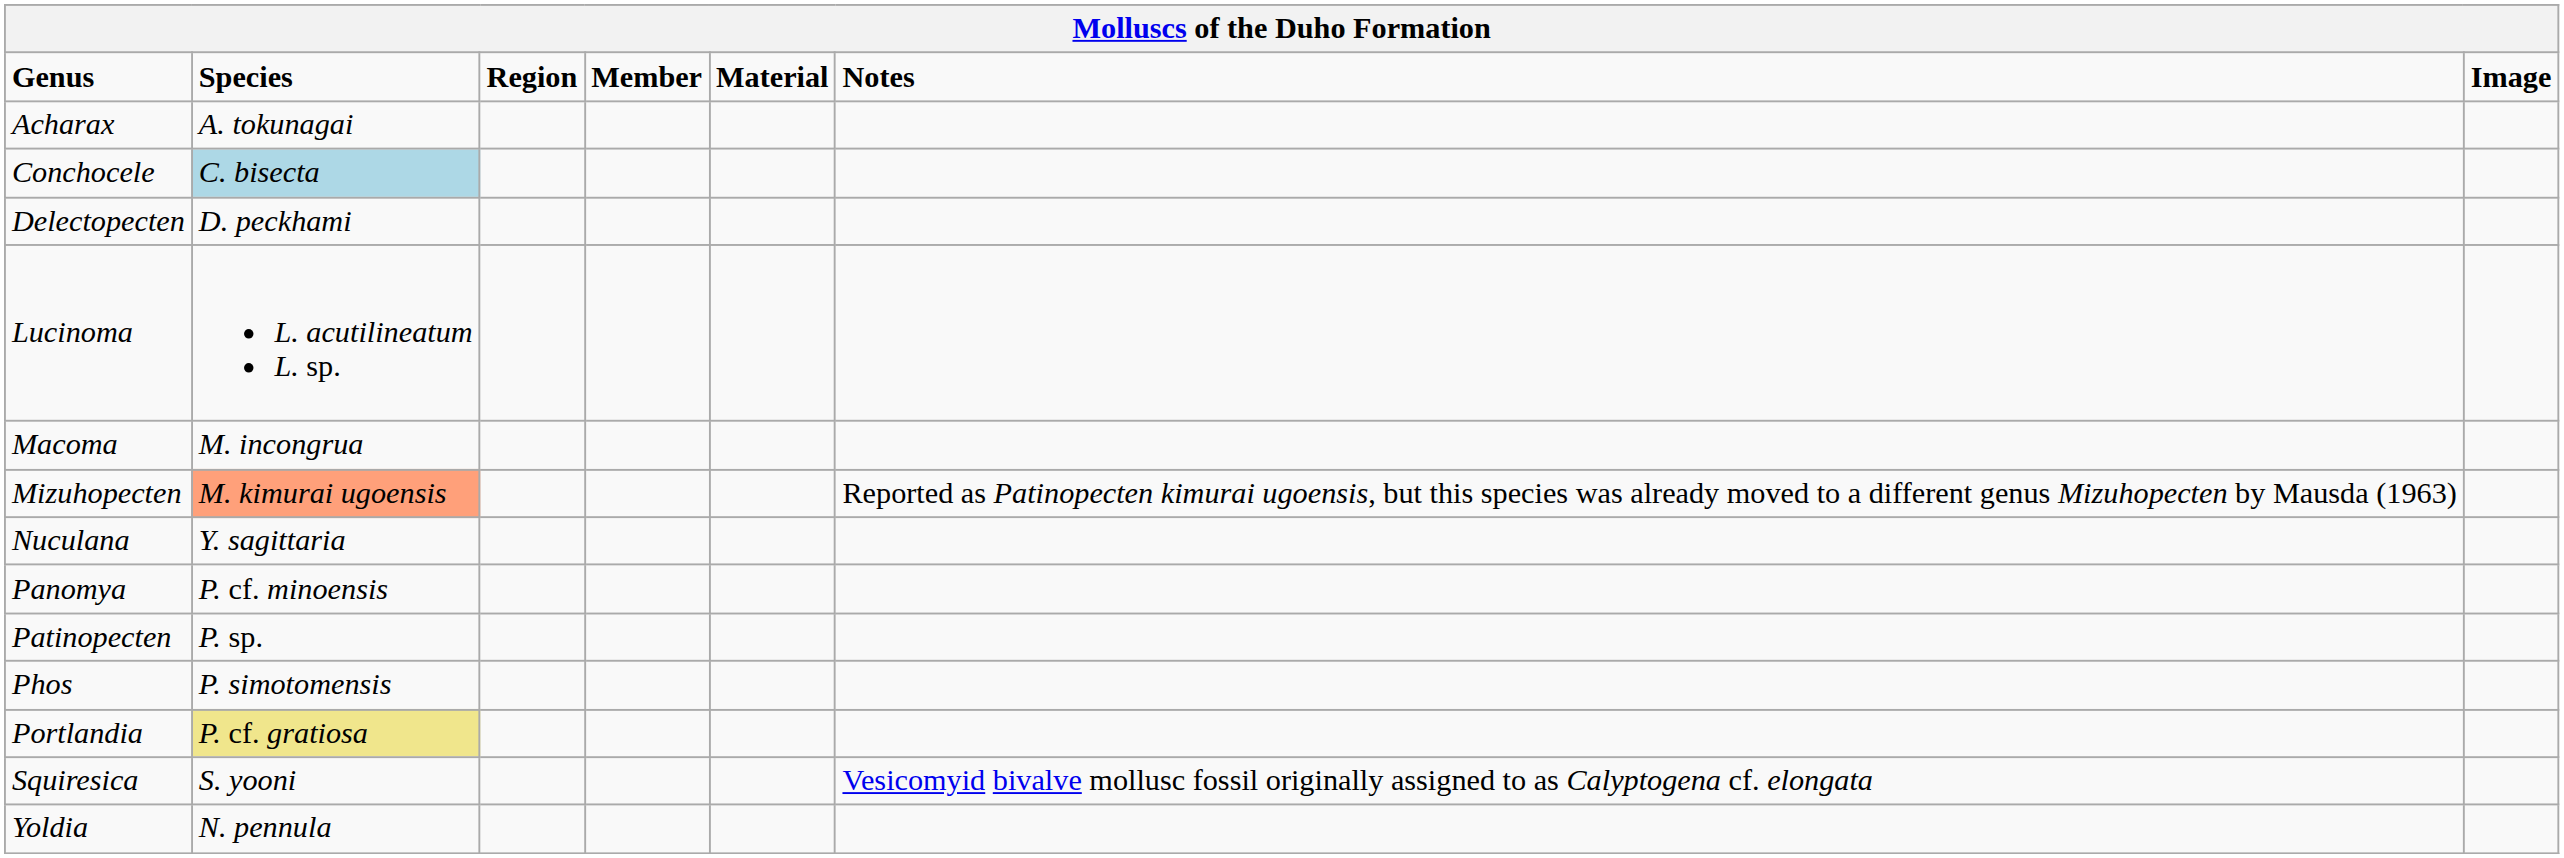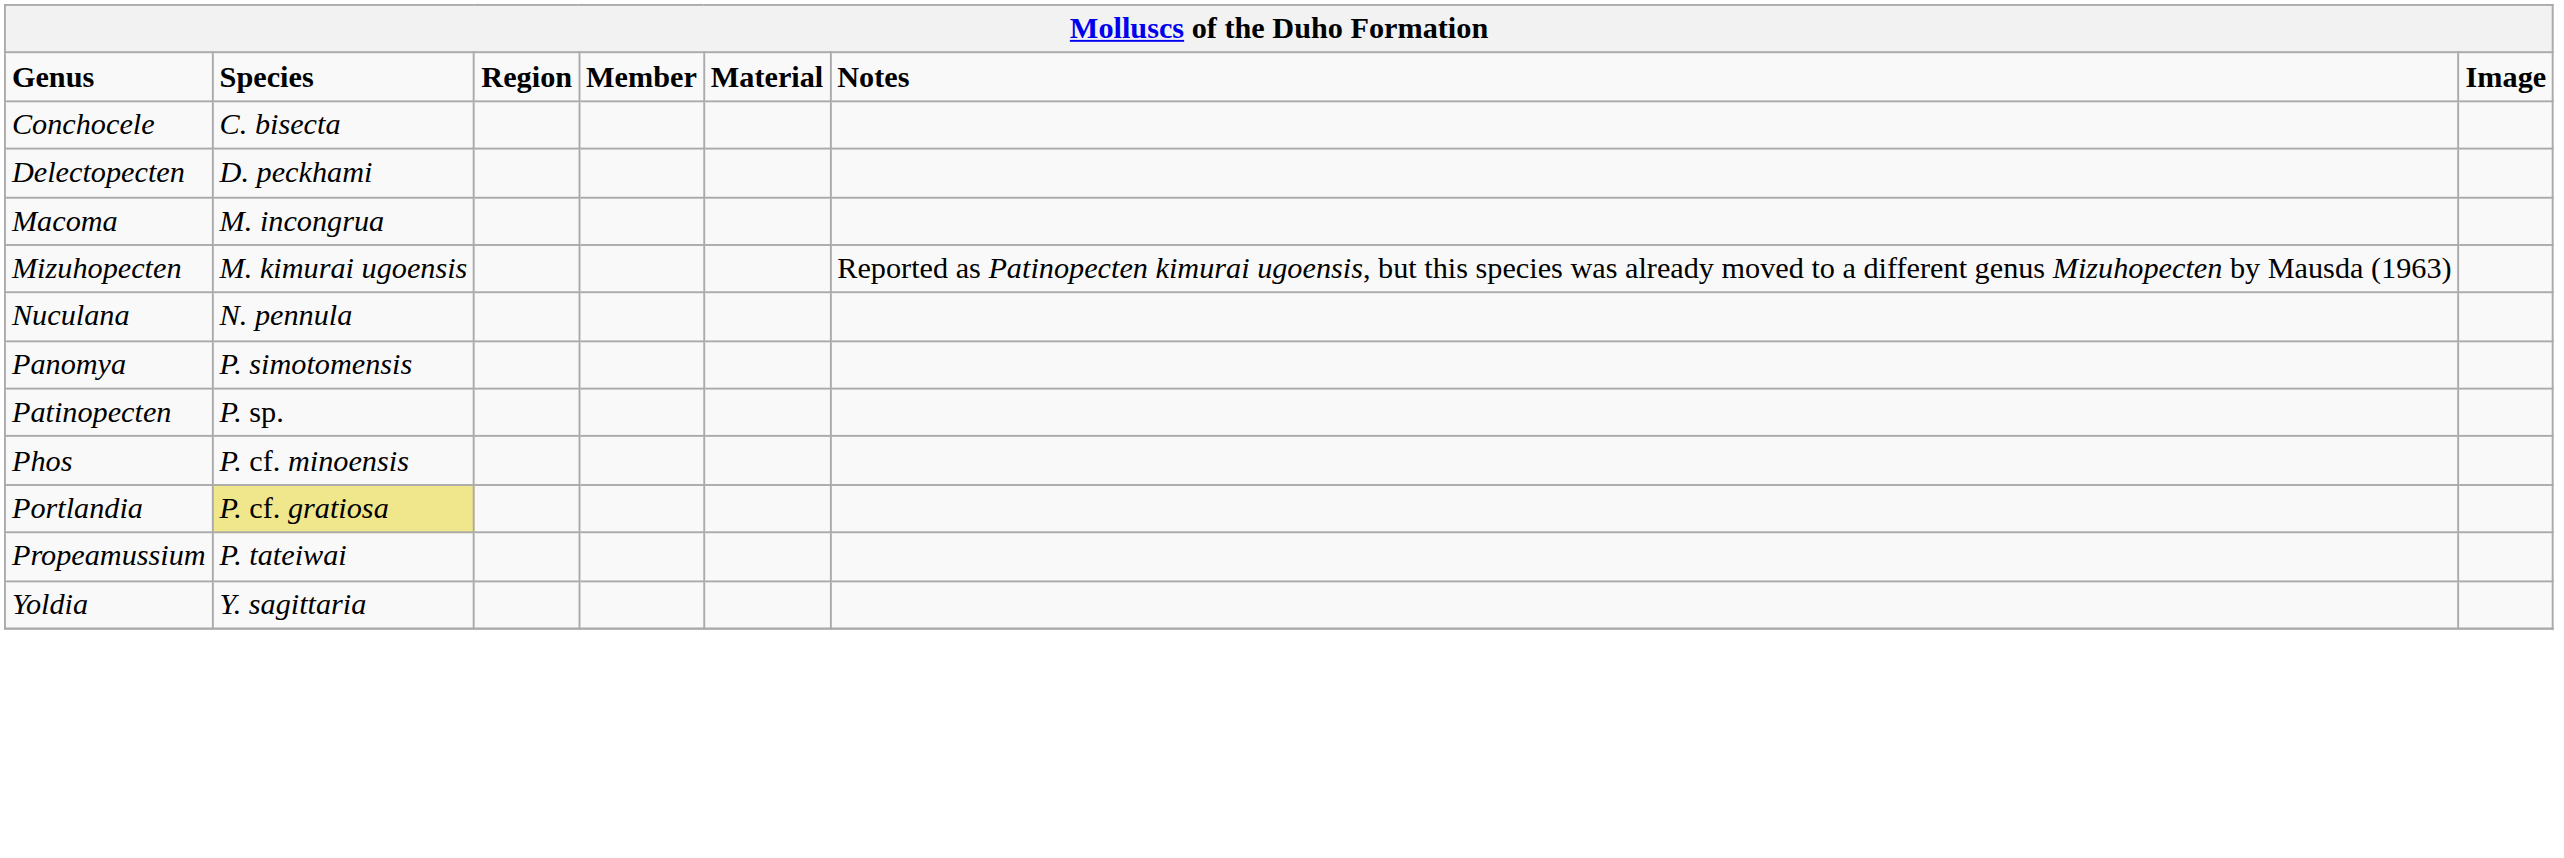- row: (63, 124)
(259, 172) lightblue background -> (280, 124) no background
- row: (72, 332)
(323, 492) lightsalmon background -> (344, 268) no background
(272, 540) Y. sagittaria -> (286, 316) N. pennula
(293, 588) P. cf. minoensis -> (316, 364) P. simotomensis
(295, 684) P. simotomensis -> (314, 460) P. cf. minoensis
+ row: (109, 556)
- row: (75, 780)
(265, 828) N. pennula -> (293, 603) Y. sagittaria
